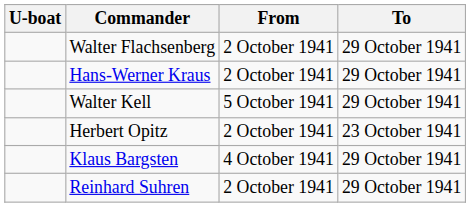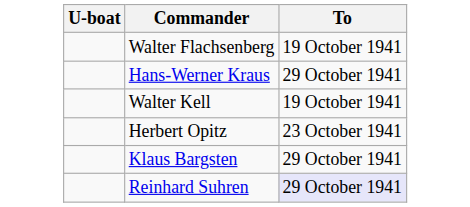- column: (279, 18)
(402, 46) 29 October 1941 -> (342, 46) 19 October 1941
(402, 103) 29 October 1941 -> (342, 103) 19 October 1941
(402, 187) no background -> (342, 187) lavender background
